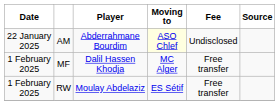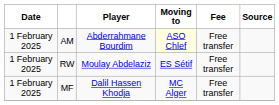(29, 41) 22 January 2025 -> (31, 41) 1 February 2025
(213, 41) Undisclosed -> (218, 41) Free transfer
rows swapped: (63, 89) <-> (63, 65)
